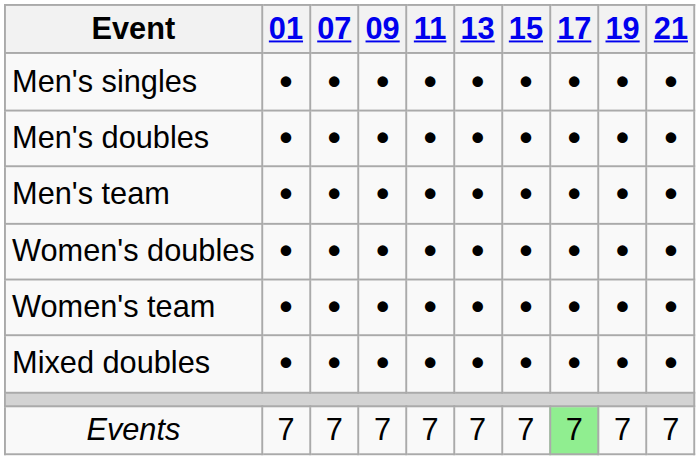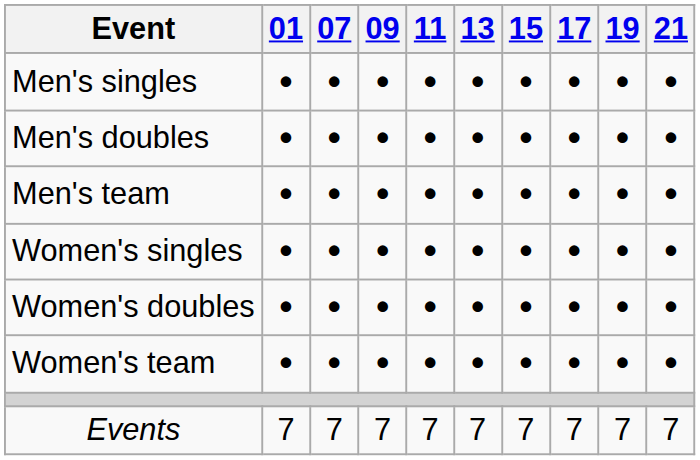+ row: (127, 250)
- row: (111, 363)
(574, 430) lightgreen background -> (574, 430) no background
